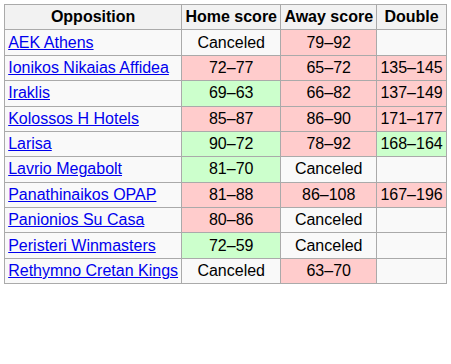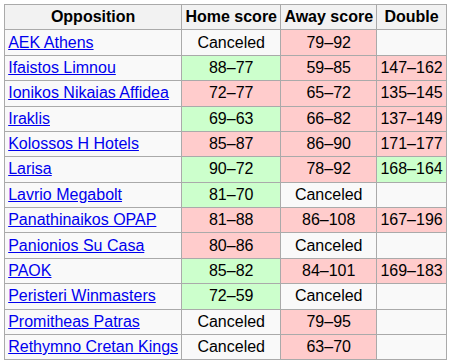+ row: (62, 67)
+ row: (30, 270)
+ row: (74, 321)
